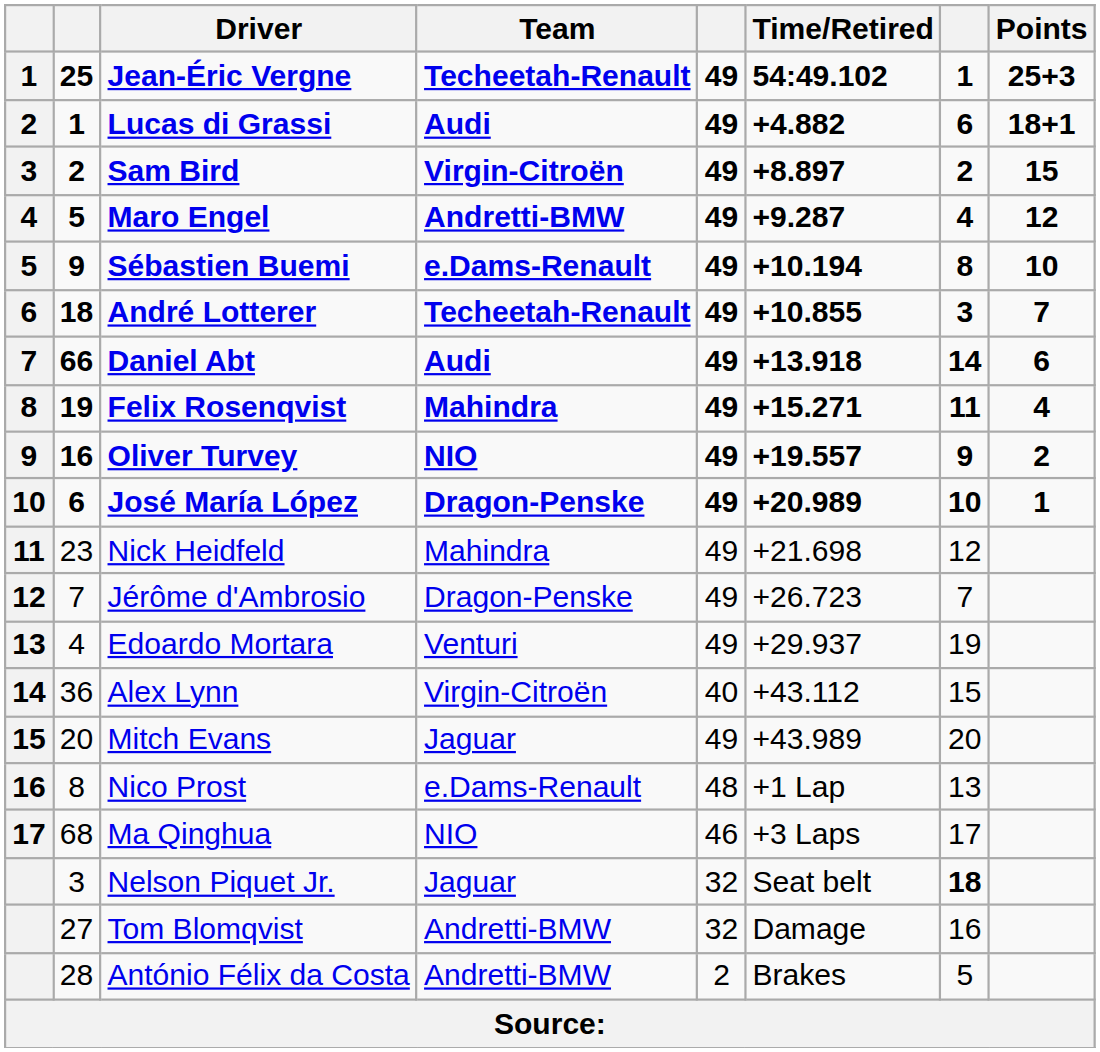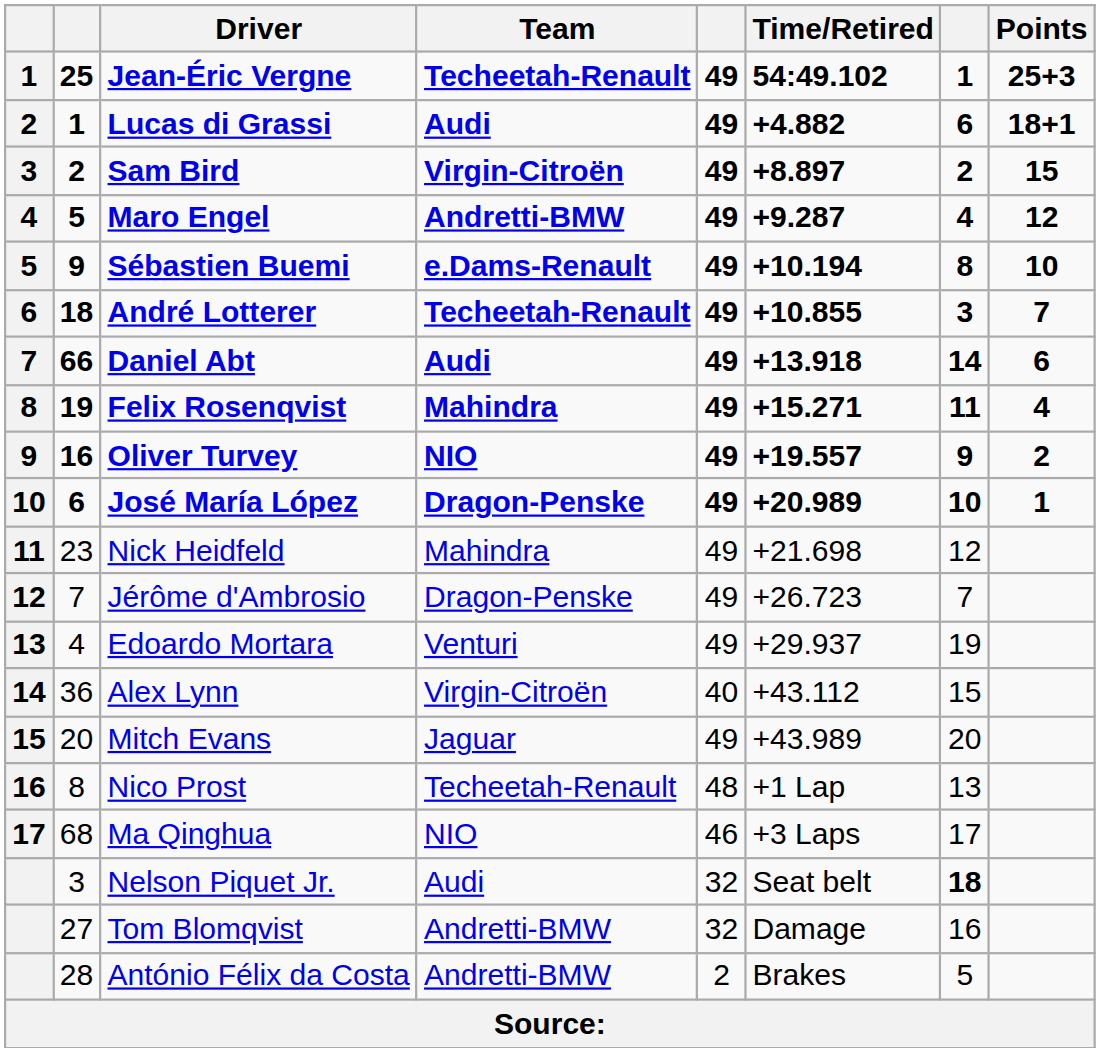(533, 786) e.Dams-Renault -> (550, 786) Techeetah-Renault
(470, 881) Jaguar -> (454, 881) Audi
